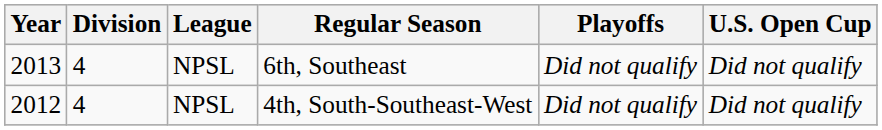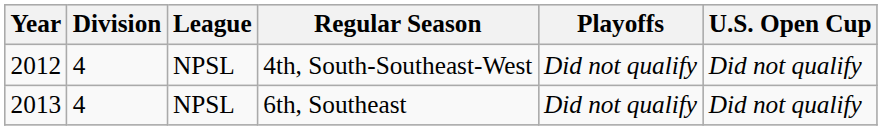rows swapped: (398, 104) <-> (335, 64)
